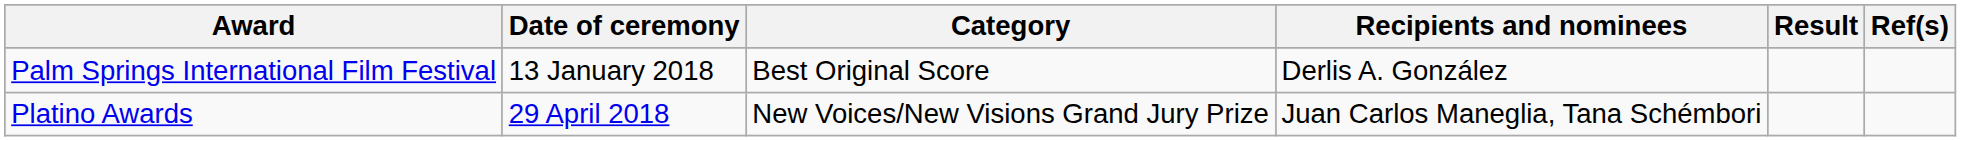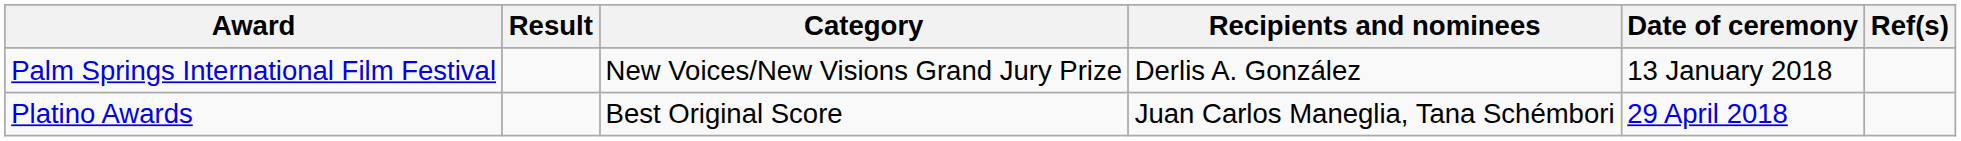columns swapped: (624, 26) <-> (1816, 26)
(871, 69) Best Original Score -> (864, 69) New Voices/New Visions Grand Jury Prize
(1011, 113) New Voices/New Visions Grand Jury Prize -> (724, 113) Best Original Score
